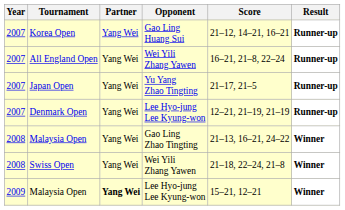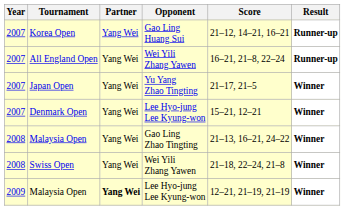(316, 86) Runner-up -> (309, 86) Winner
(250, 113) 12–21, 21–19, 21–19 -> (236, 113) 15–21, 12–21
(316, 113) Runner-up -> (309, 113) Winner
(236, 192) 15–21, 12–21 -> (250, 192) 12–21, 21–19, 21–19
